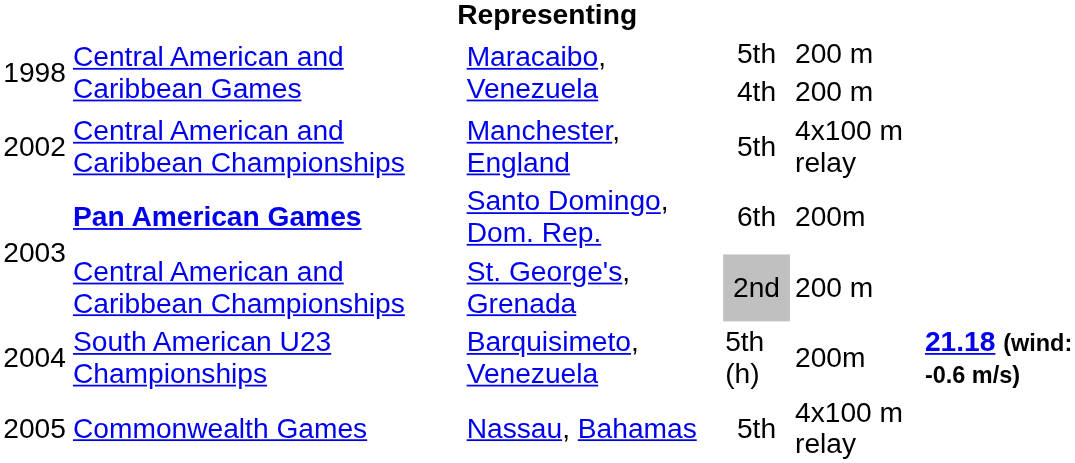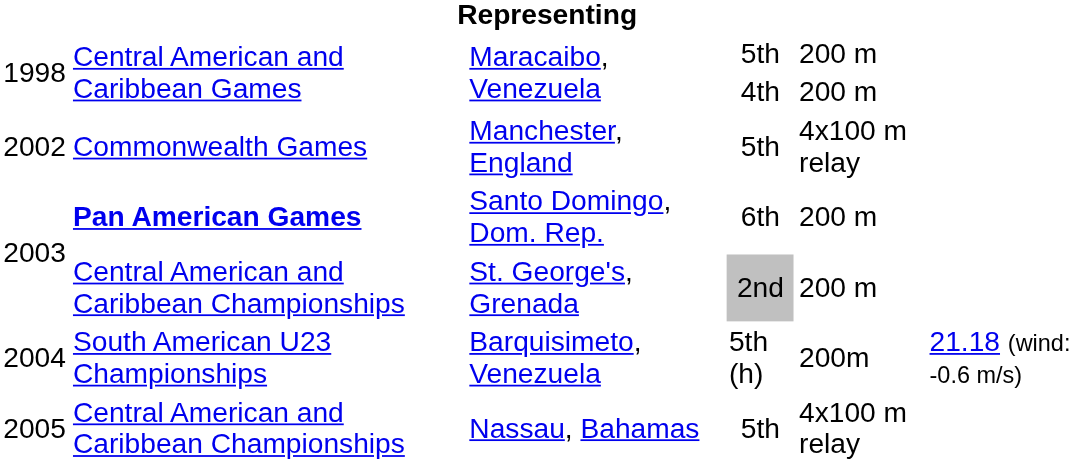(239, 146) Central American and Caribbean Championships -> (220, 146) Commonwealth Games
(830, 217) 200m -> (838, 217) 200 m
(999, 357) bold -> (1000, 357) normal
(220, 428) Commonwealth Games -> (239, 428) Central American and Caribbean Championships
